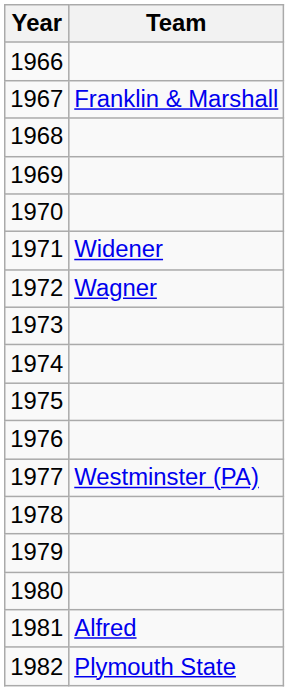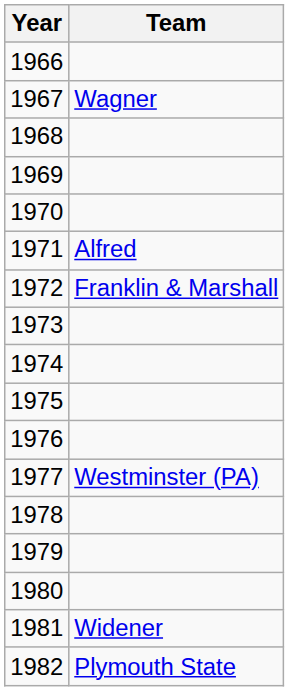(176, 99) Franklin & Marshall -> (116, 99) Wagner
(119, 250) Widener -> (105, 250) Alfred
(116, 288) Wagner -> (176, 288) Franklin & Marshall
(105, 628) Alfred -> (119, 628) Widener
